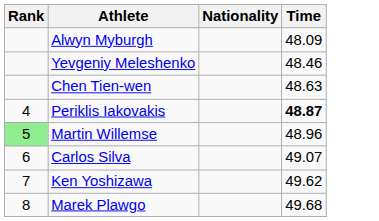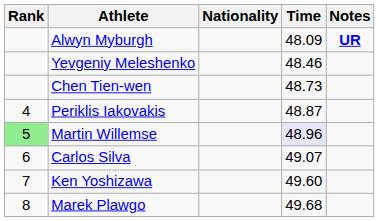+ column: (350, 16)
(304, 87) 48.63 -> (304, 87) 48.73
(304, 110) bold -> (304, 110) normal
(304, 134) no background -> (304, 134) lavender background
(304, 181) 49.62 -> (304, 181) 49.60
